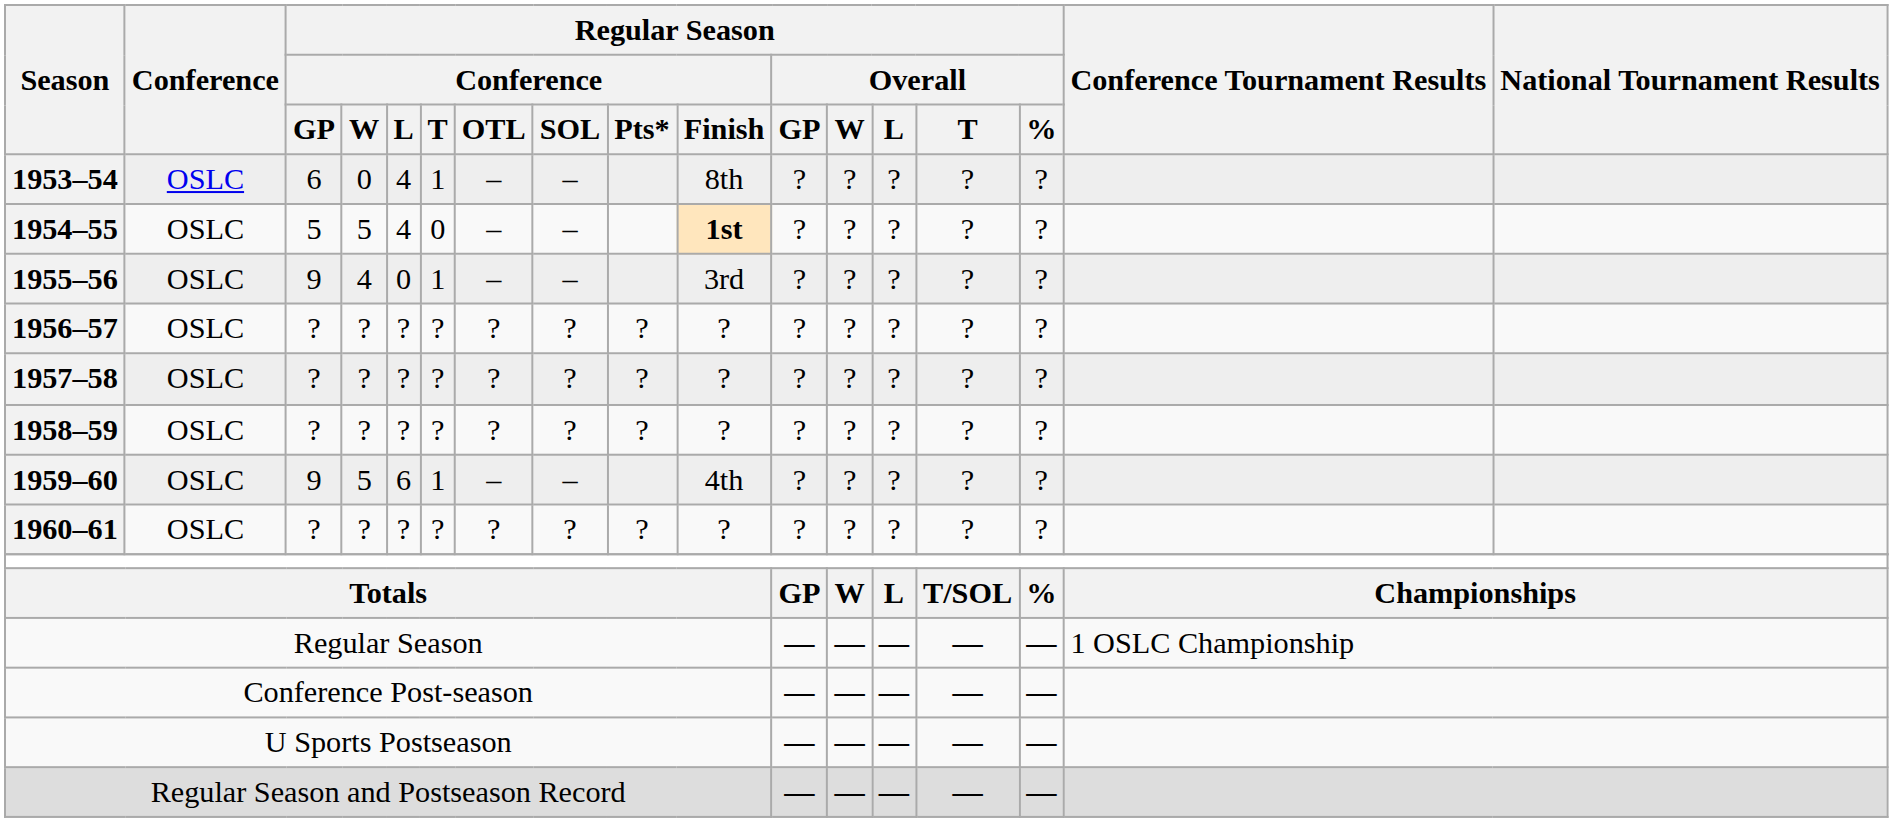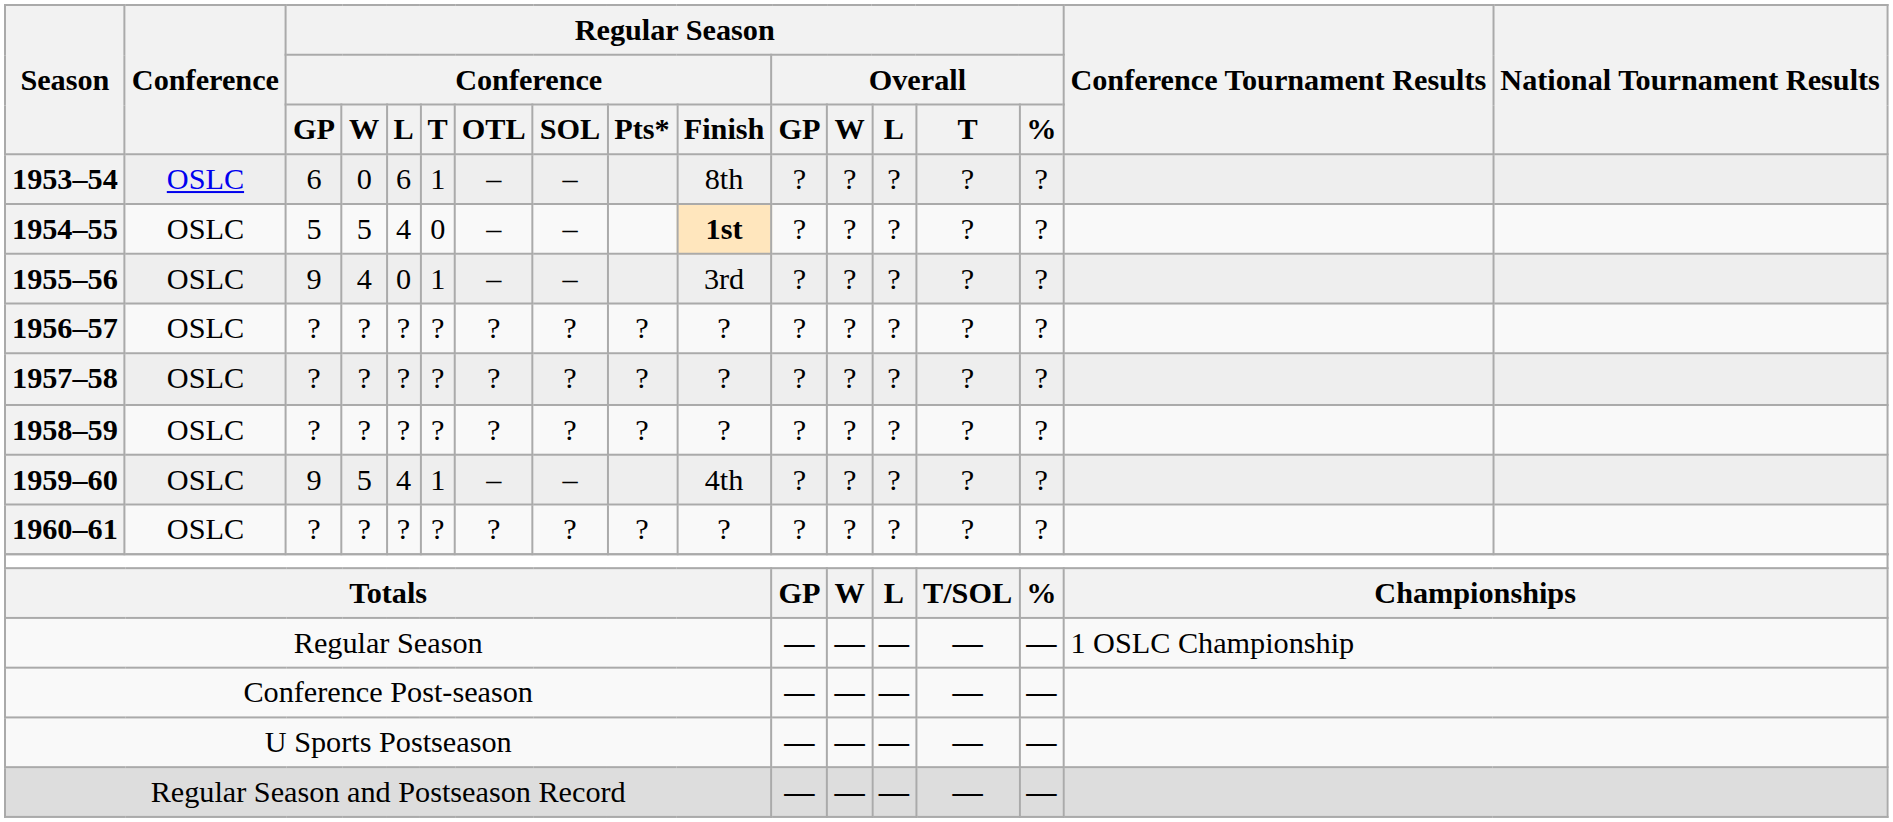(403, 179) 4 -> (403, 179) 6
(403, 478) 6 -> (403, 478) 4
